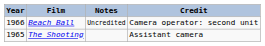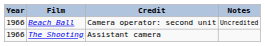columns swapped: (194, 11) <-> (106, 11)
(15, 36) 1965 -> (15, 36) 1966
